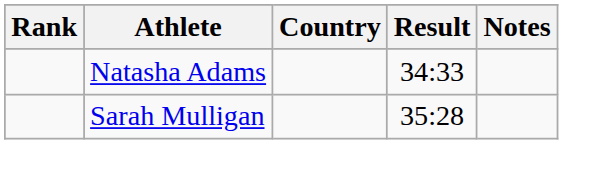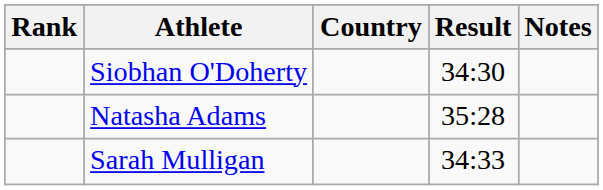+ row: (199, 71)
(432, 71) 34:33 -> (473, 116) 35:28
(432, 116) 35:28 -> (473, 160) 34:33
